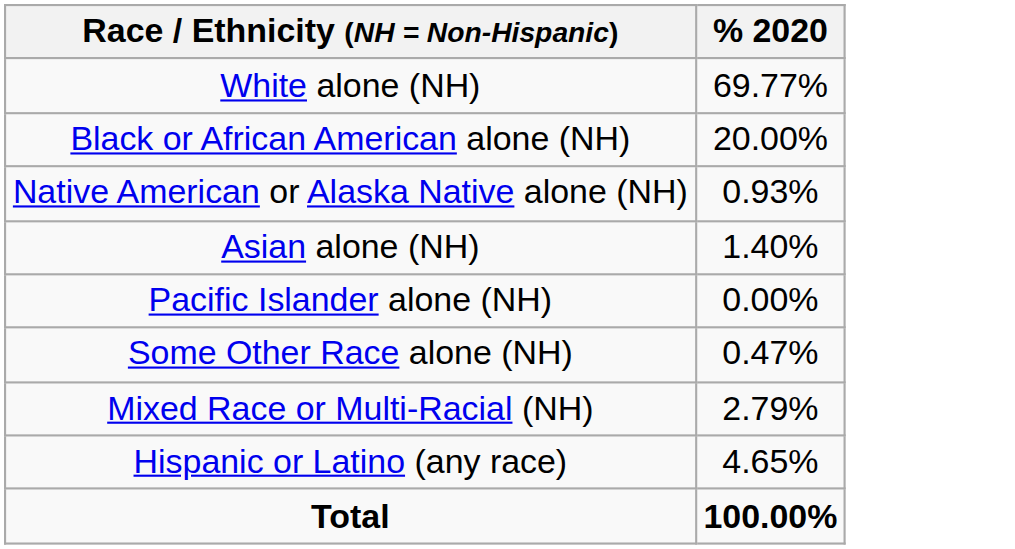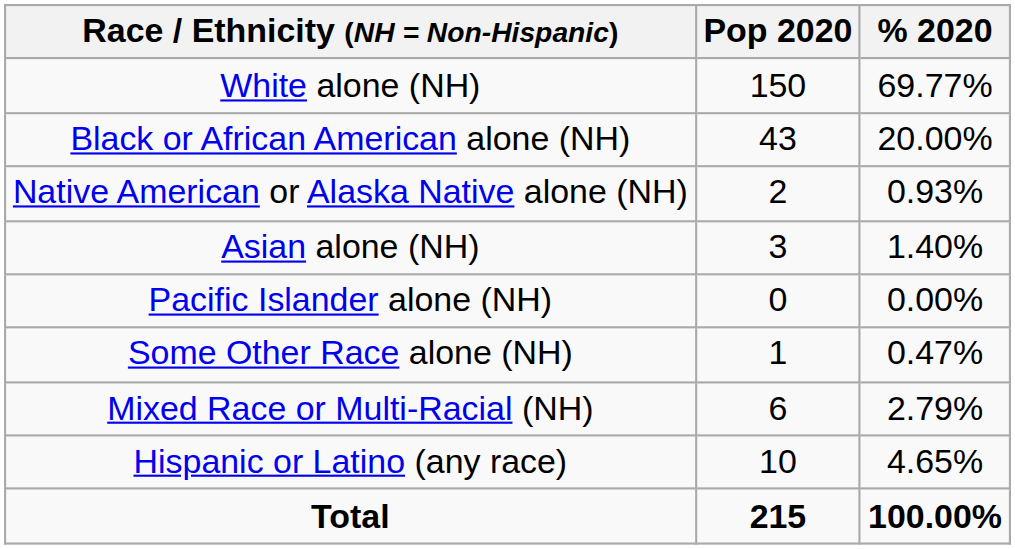+ column: (778, 31)
